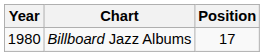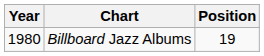(227, 39) 17 -> (227, 39) 19
